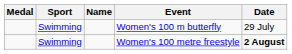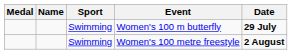columns swapped: (99, 12) <-> (60, 12)
(259, 27) normal -> (260, 27) bold
